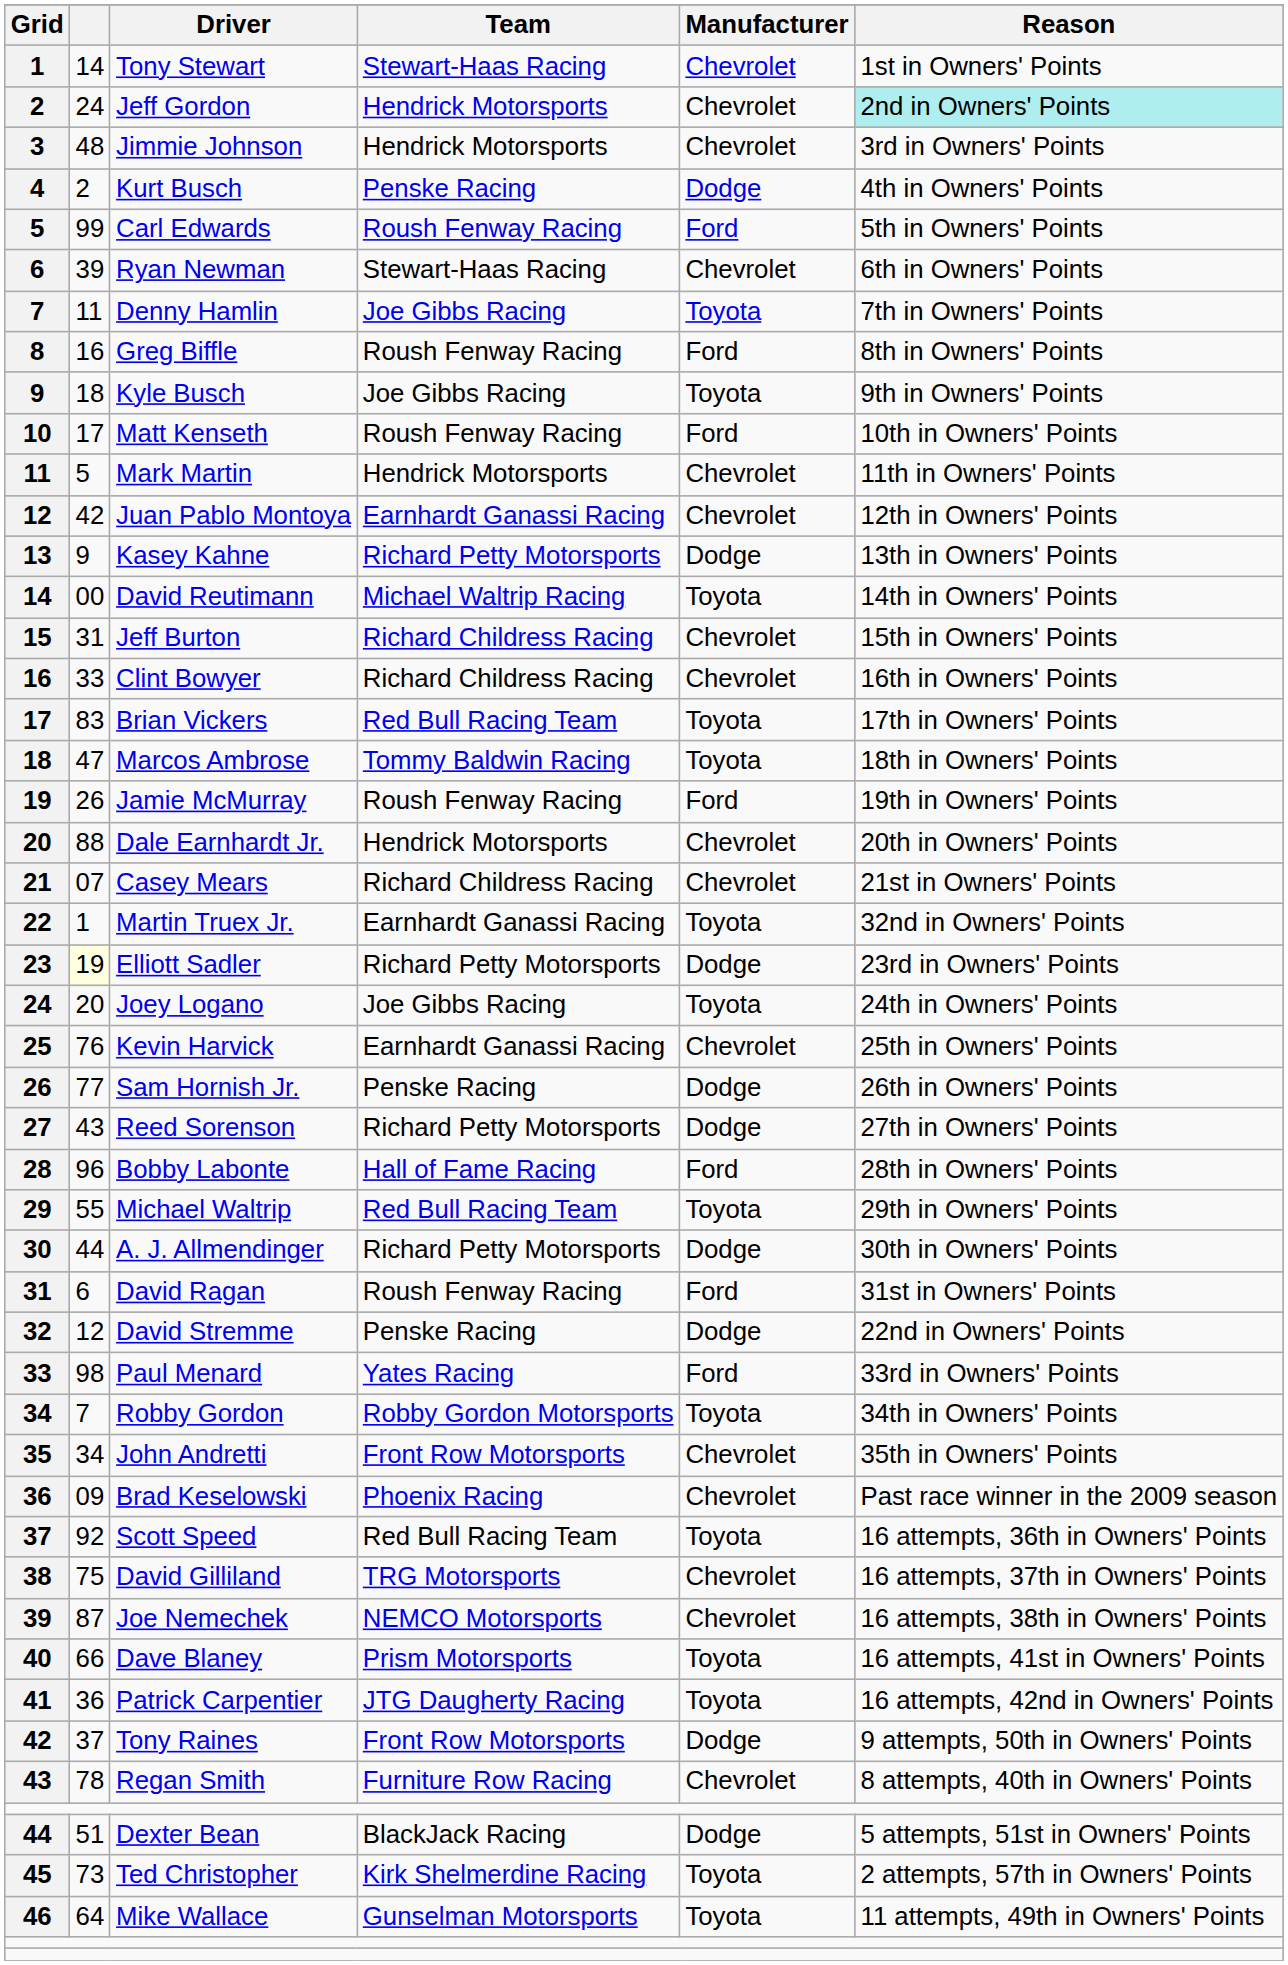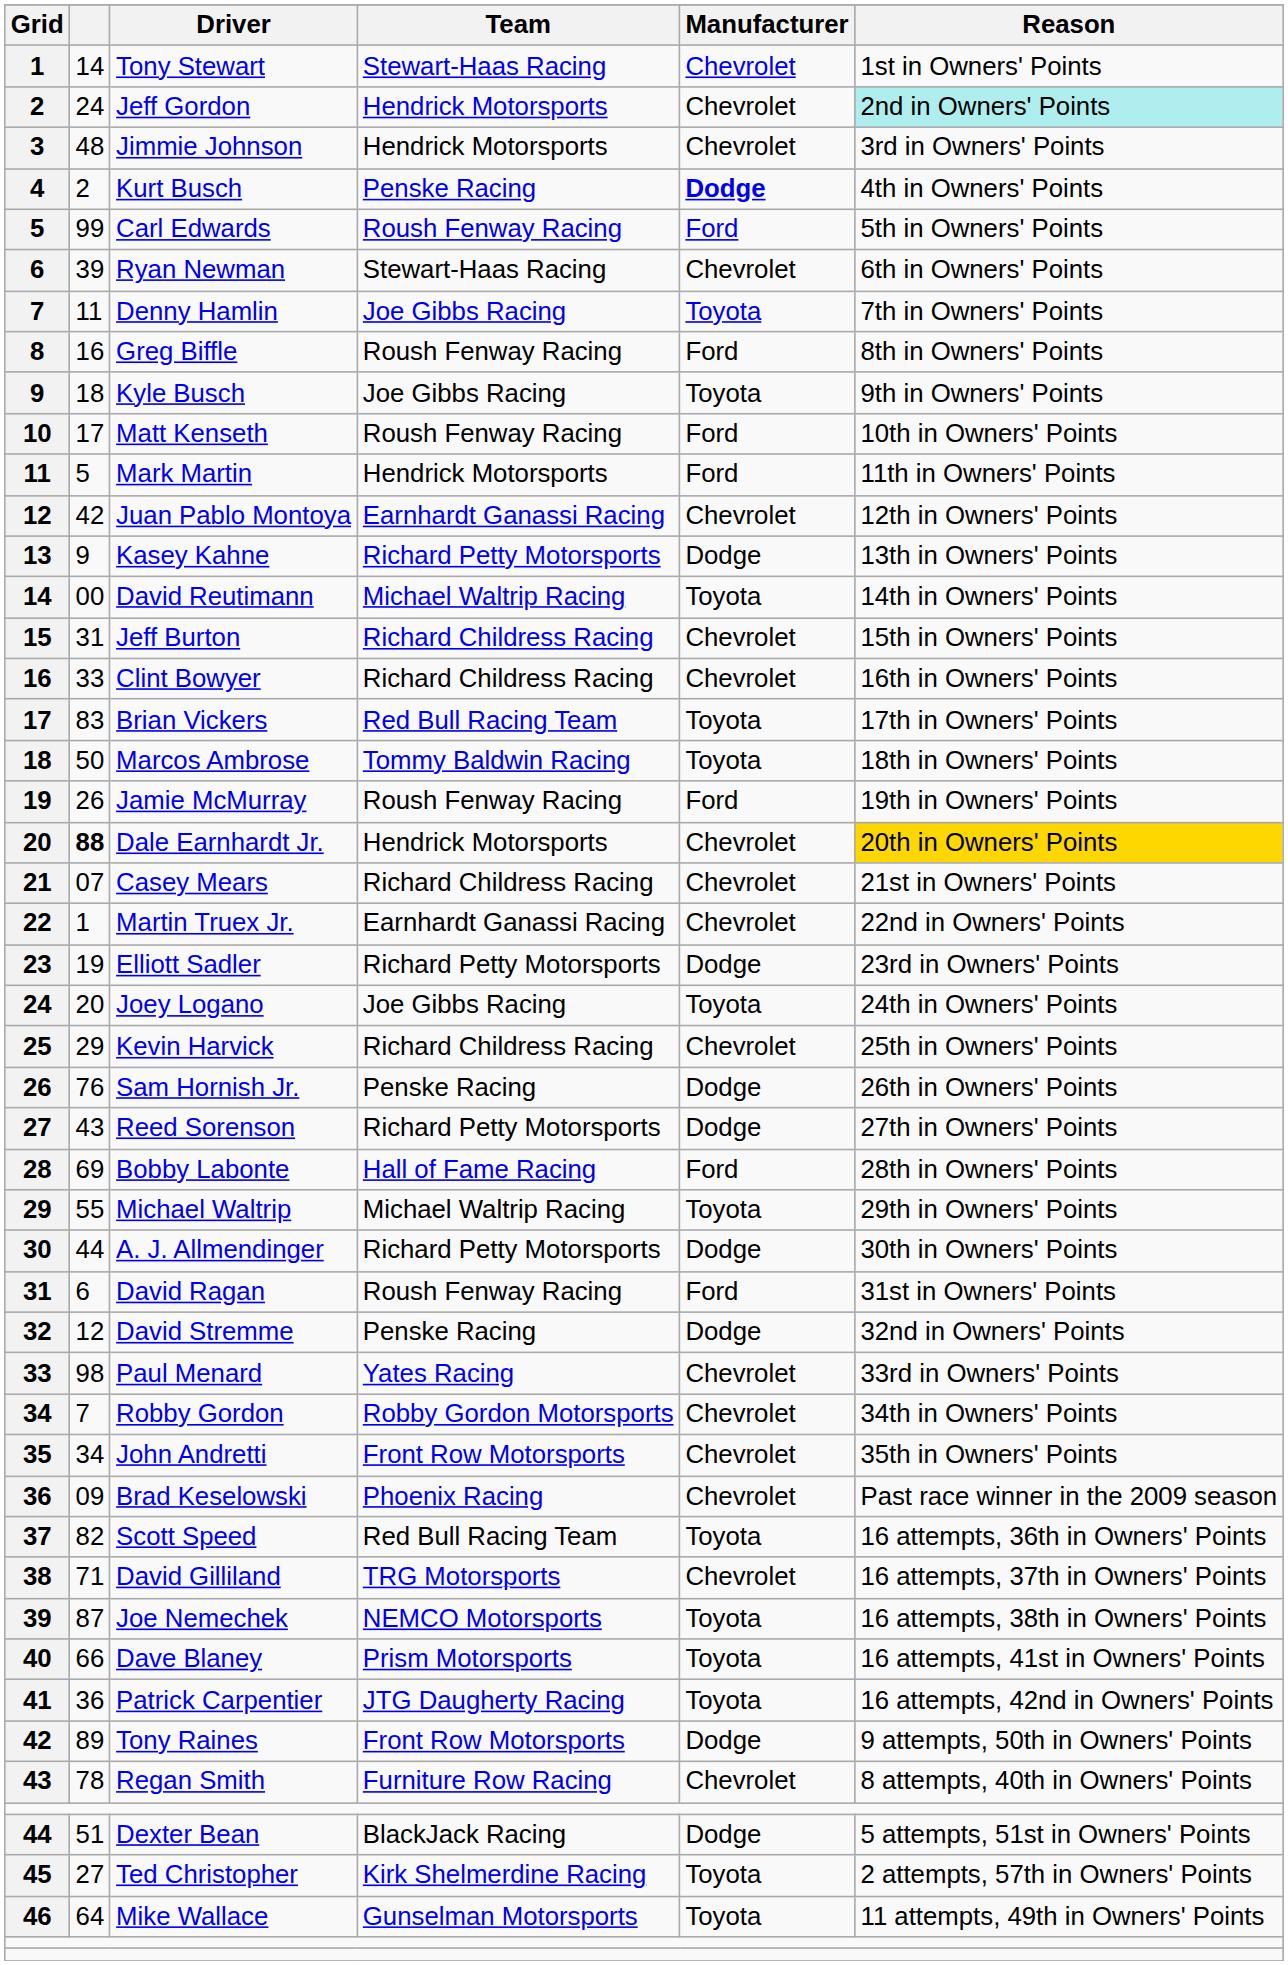(723, 188) normal -> (725, 188) bold
(741, 474) Chevrolet -> (712, 474) Ford
(90, 760) 47 -> (90, 760) 50
(90, 842) normal -> (90, 842) bold
(989, 842) no background -> (989, 842) gold background
(723, 923) Toyota -> (741, 923) Chevrolet
(993, 923) 32nd in Owners' Points -> (993, 923) 22nd in Owners' Points
(90, 964) lightyellow background -> (90, 964) no background
(90, 1046) 76 -> (90, 1046) 29
(514, 1046) Earnhardt Ganassi Racing -> (508, 1046) Richard Childress Racing
(90, 1087) 77 -> (90, 1087) 76
(90, 1168) 96 -> (90, 1168) 69
(490, 1209) Red Bull Racing Team -> (494, 1209) Michael Waltrip Racing
(993, 1332) 22nd in Owners' Points -> (993, 1332) 32nd in Owners' Points
(712, 1373) Ford -> (741, 1373) Chevrolet
(723, 1413) Toyota -> (741, 1413) Chevrolet
(90, 1536) 92 -> (90, 1536) 82
(90, 1577) 75 -> (90, 1577) 71
(741, 1618) Chevrolet -> (723, 1618) Toyota
(90, 1740) 37 -> (90, 1740) 89
(90, 1875) 73 -> (90, 1875) 27
